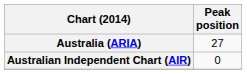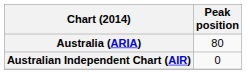(217, 43) 27 -> (217, 43) 80
